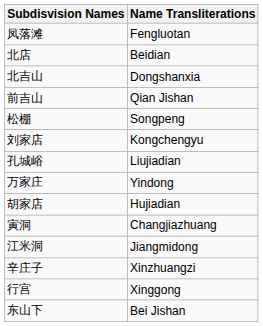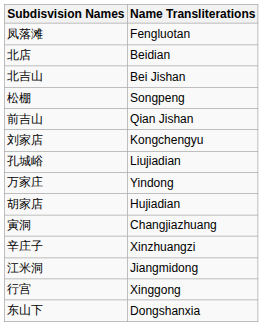(165, 76) Dongshanxia -> (158, 76) Bei Jishan
rows swapped: (25, 97) <-> (19, 118)
rows swapped: (25, 267) <-> (25, 246)
(158, 310) Bei Jishan -> (165, 310) Dongshanxia
